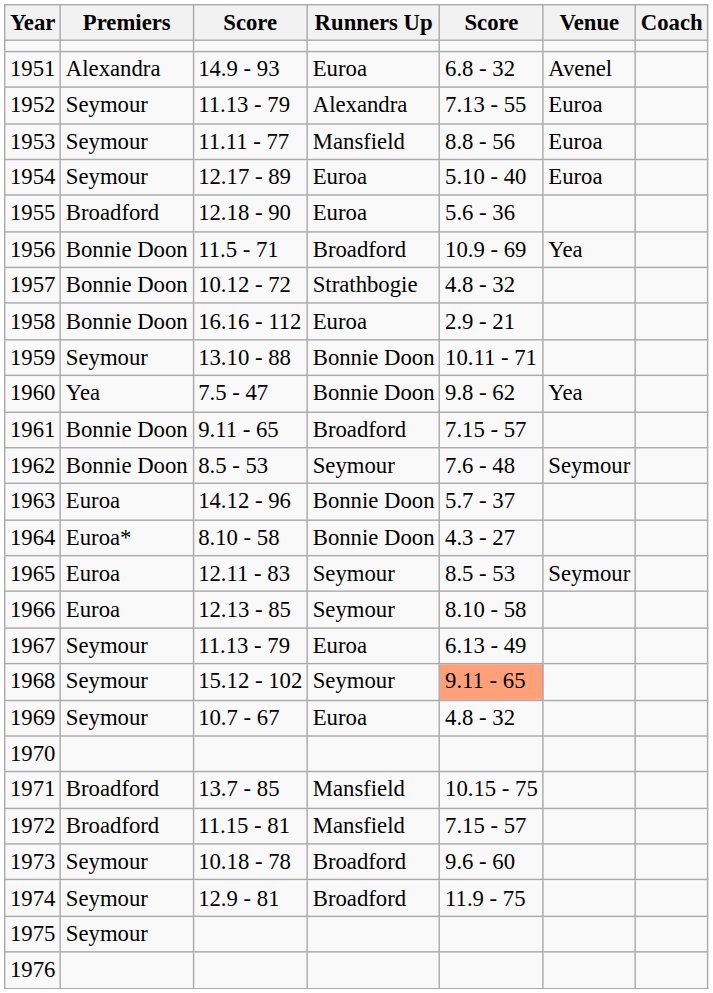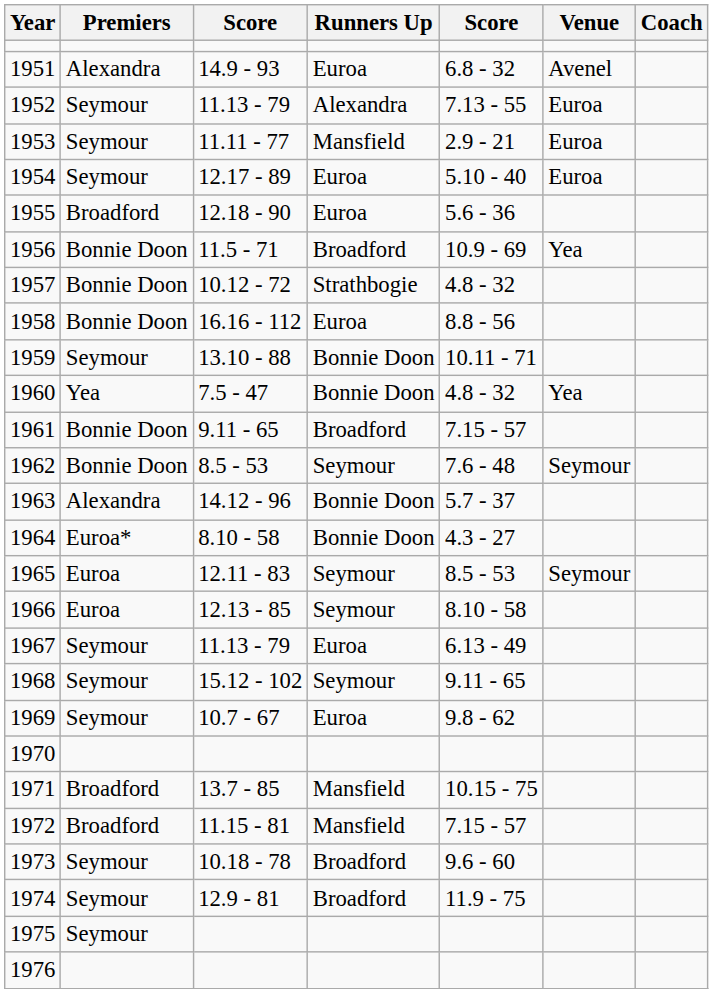(480, 141) 8.8 - 56 -> (480, 141) 2.9 - 21
(480, 321) 2.9 - 21 -> (480, 321) 8.8 - 56
(480, 393) 9.8 - 62 -> (480, 393) 4.8 - 32
(93, 501) Euroa -> (113, 501) Alexandra
(485, 681) lightsalmon background -> (485, 681) no background
(480, 717) 4.8 - 32 -> (480, 717) 9.8 - 62
